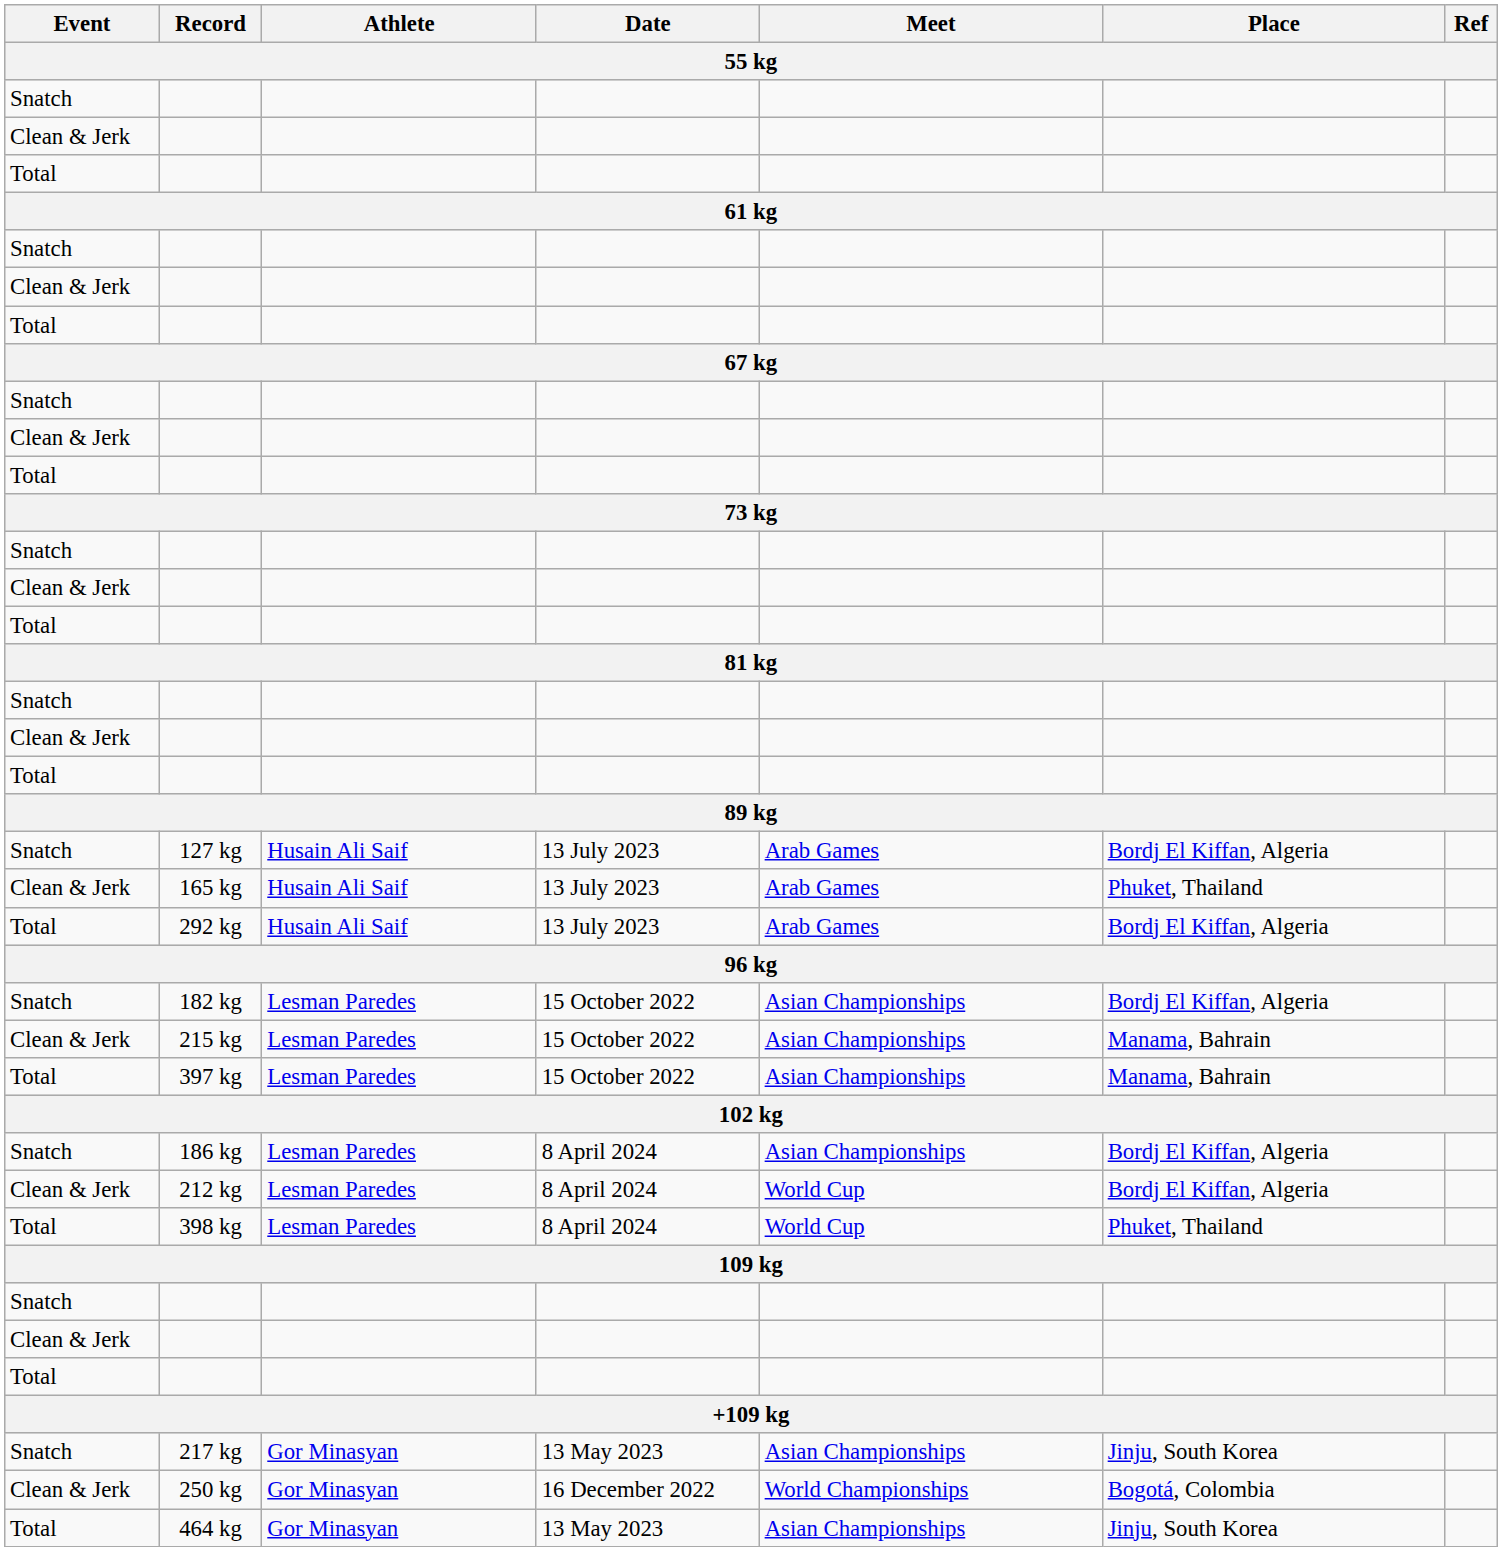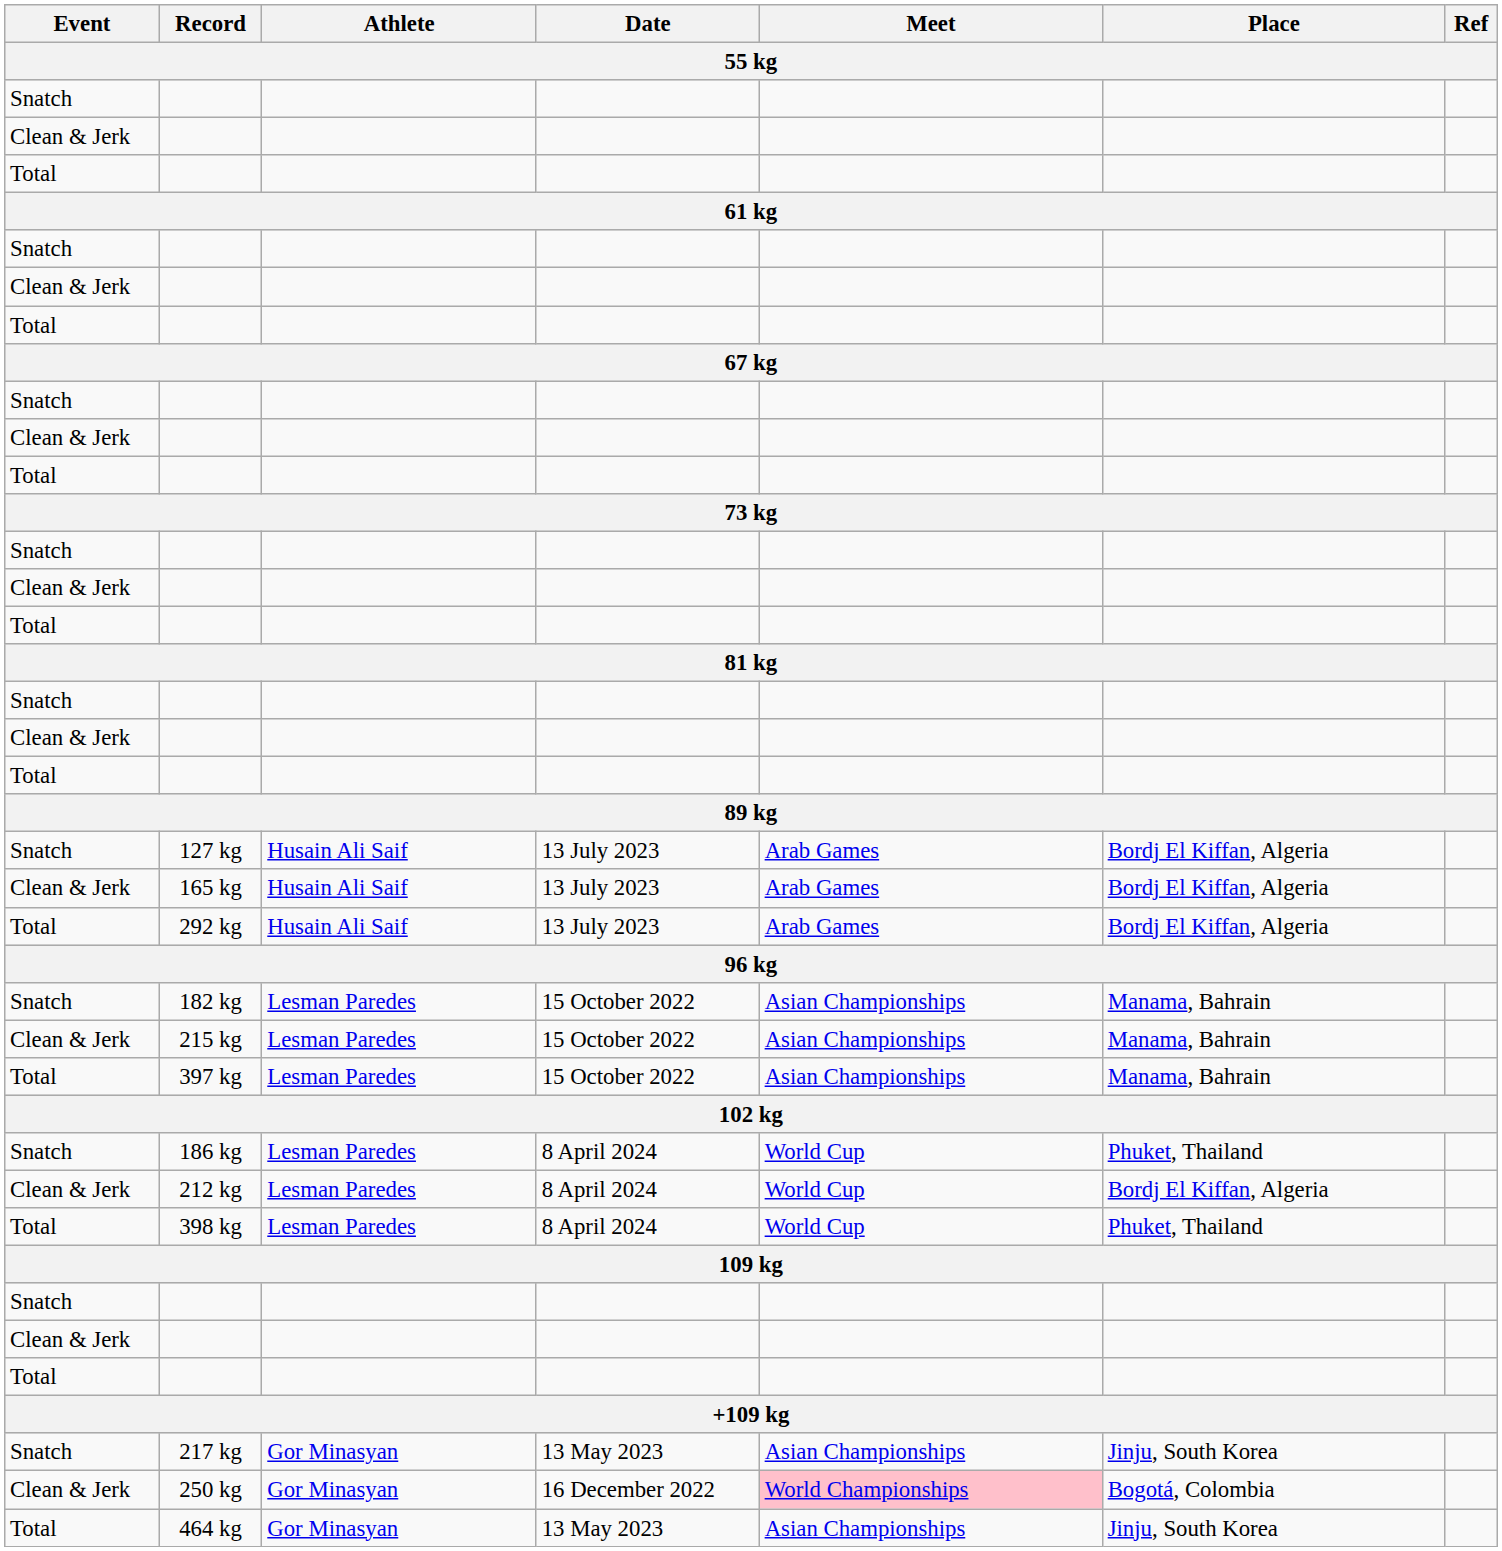(1185, 888) Phuket, Thailand -> (1218, 888) Bordj El Kiffan, Algeria
(1218, 1000) Bordj El Kiffan, Algeria -> (1189, 1000) Manama, Bahrain
(865, 1151) Asian Championships -> (815, 1151) World Cup
(1218, 1151) Bordj El Kiffan, Algeria -> (1185, 1151) Phuket, Thailand
(867, 1489) no background -> (867, 1489) pink background
